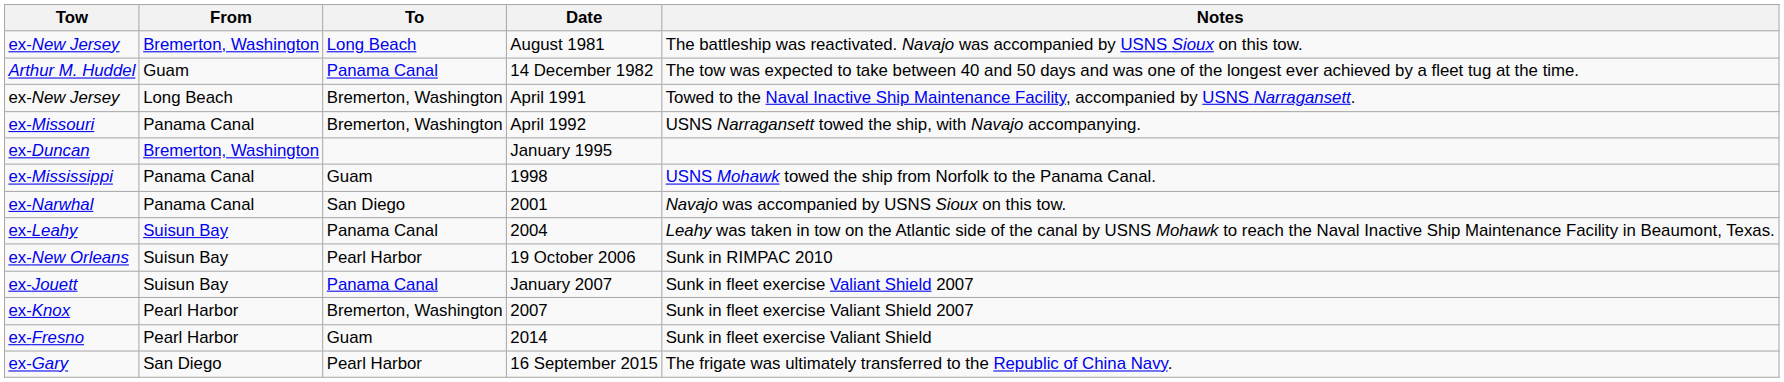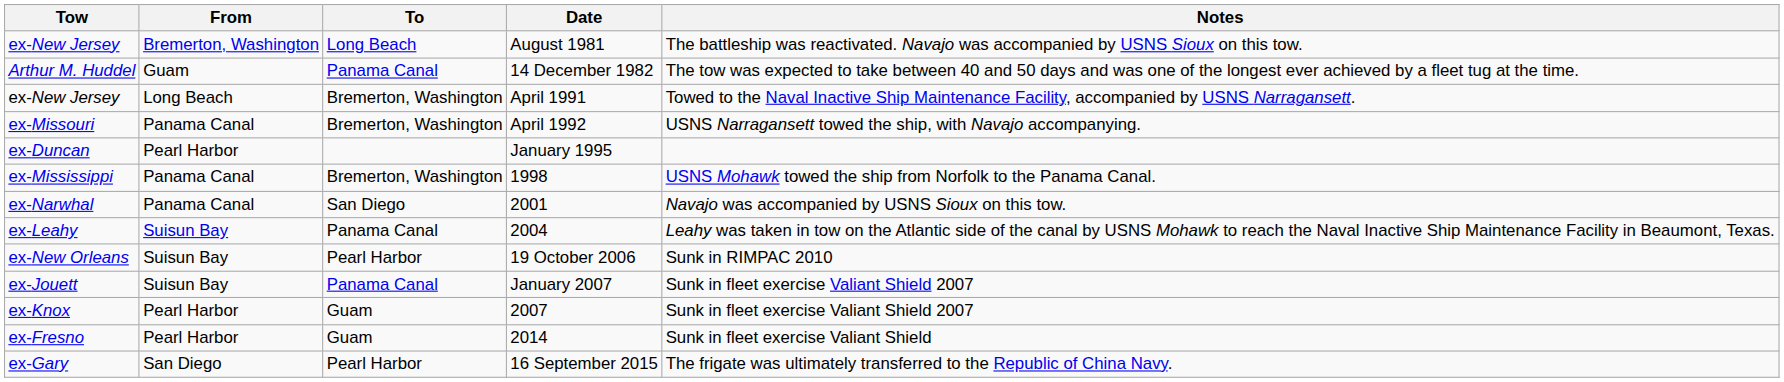(231, 151) Bremerton, Washington -> (191, 151) Pearl Harbor
(350, 177) Guam -> (415, 177) Bremerton, Washington
(415, 310) Bremerton, Washington -> (350, 310) Guam
